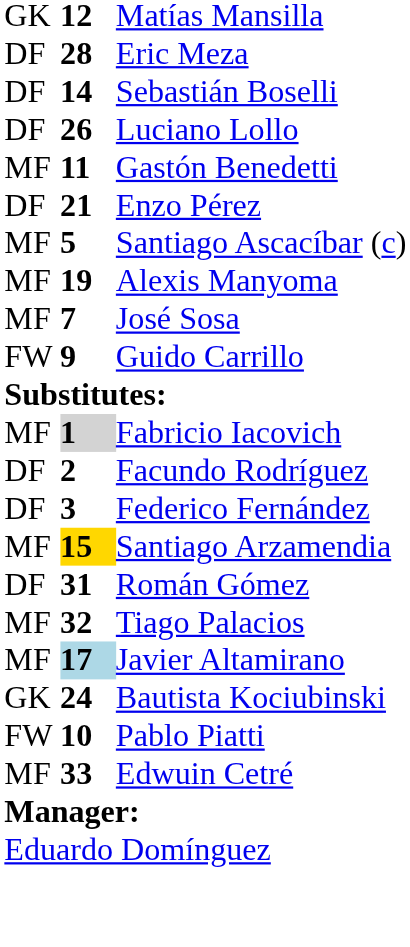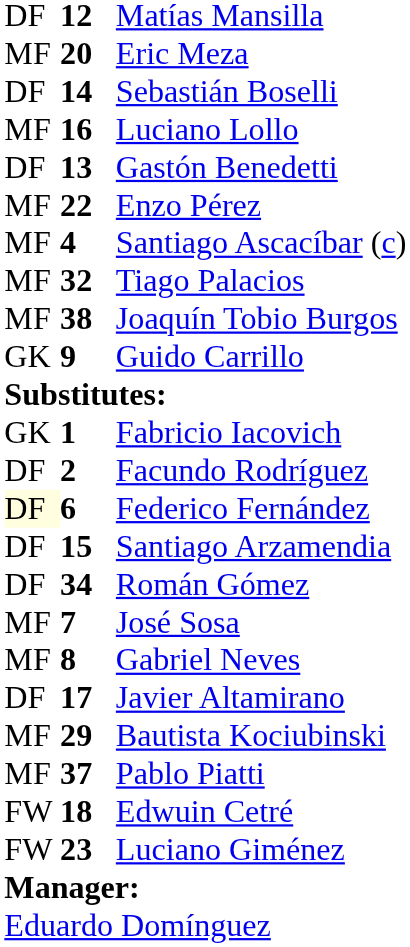(28, 15) GK -> (25, 15) DF
(25, 53) DF -> (28, 53) MF
(76, 53) 28 -> (76, 53) 20
(25, 129) DF -> (28, 129) MF
(76, 129) 26 -> (76, 129) 16
(28, 166) MF -> (25, 166) DF
(75, 166) 11 -> (76, 166) 13
(25, 204) DF -> (28, 204) MF
(76, 204) 21 -> (76, 204) 22
(68, 242) 5 -> (68, 242) 4
- row: (227, 280)
rows swapped: (210, 621) <-> (178, 318)
+ row: (257, 318)
(28, 356) FW -> (28, 356) GK
(28, 432) MF -> (28, 432) GK
(68, 432) lightgrey background -> (68, 432) no background
(25, 508) no background -> (25, 508) lightyellow background
(68, 508) 3 -> (68, 508) 6
(28, 546) MF -> (25, 546) DF
(76, 546) gold background -> (76, 546) no background
(76, 583) 31 -> (76, 583) 34
+ row: (208, 659)
(28, 659) MF -> (25, 697) DF
(76, 659) lightblue background -> (76, 697) no background
(28, 697) GK -> (28, 735) MF
(76, 697) 24 -> (76, 735) 29
(28, 735) FW -> (28, 773) MF
(76, 735) 10 -> (76, 773) 37
(28, 773) MF -> (28, 811) FW
(76, 773) 33 -> (76, 811) 18
+ row: (230, 849)
